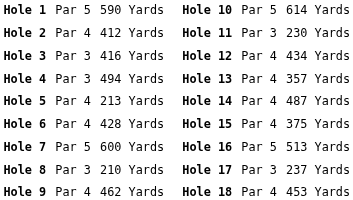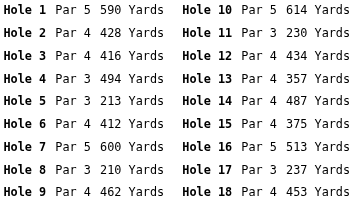(132, 33) 412 Yards -> (132, 33) 428 Yards
(73, 56) Par 3 -> (73, 56) Par 4
(73, 101) Par 4 -> (73, 101) Par 3
(132, 124) 428 Yards -> (132, 124) 412 Yards
